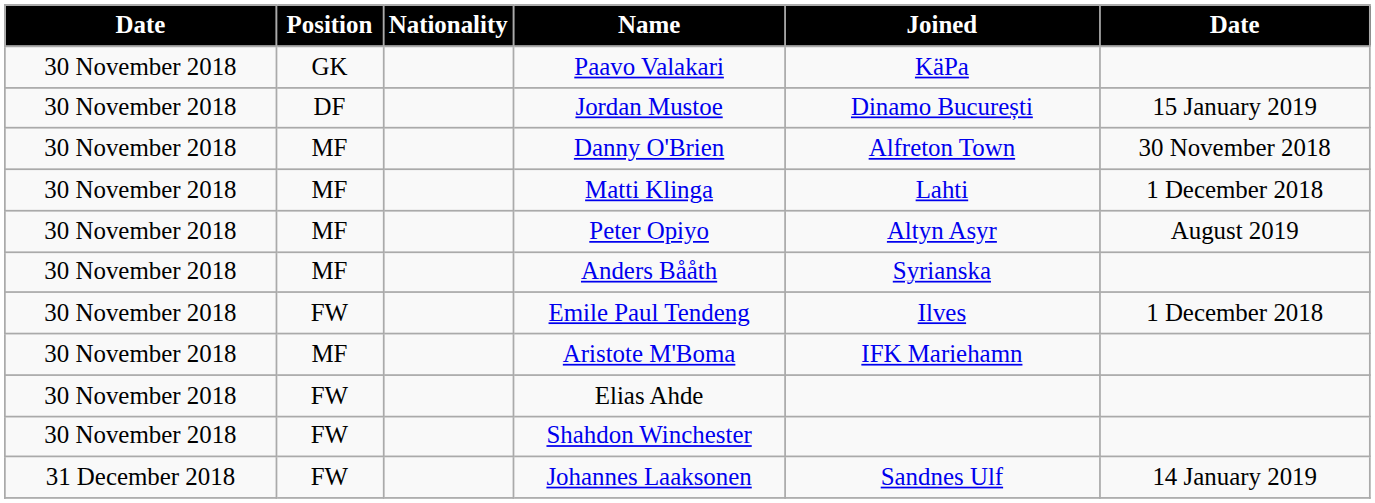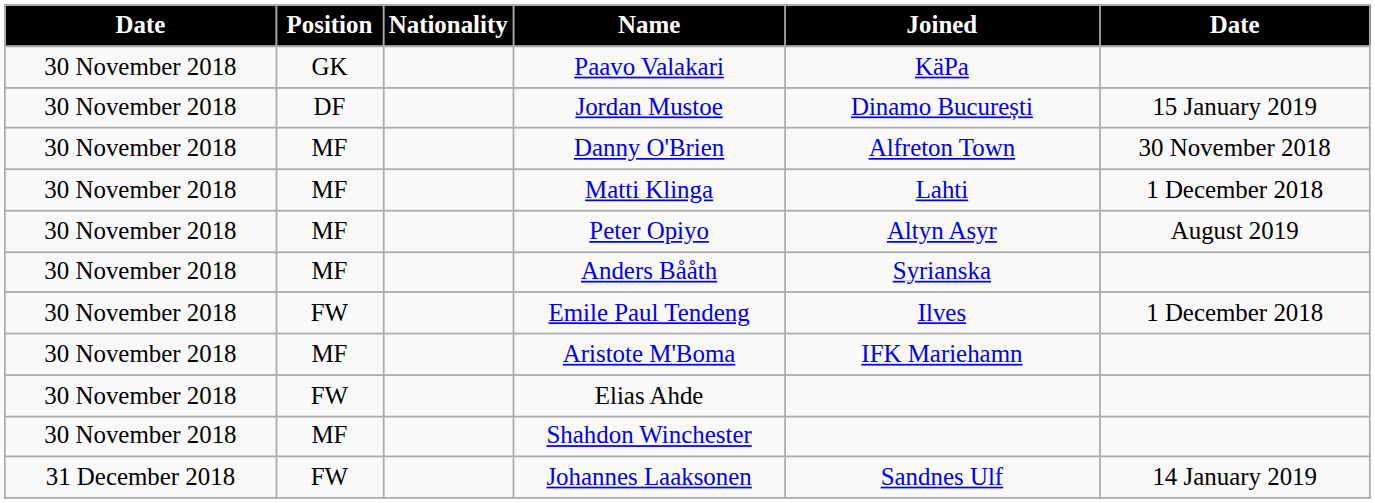(329, 436) FW -> (329, 436) MF
